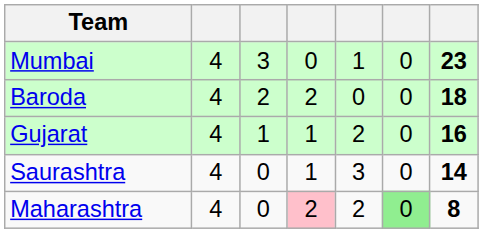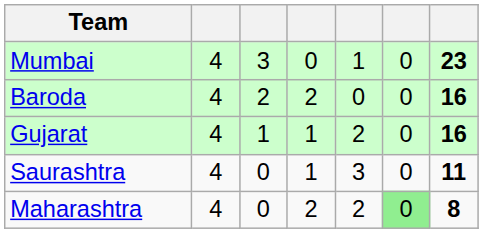(454, 97) 18 -> (454, 97) 16
(454, 172) 14 -> (454, 172) 11
(311, 209) pink background -> (311, 209) no background
